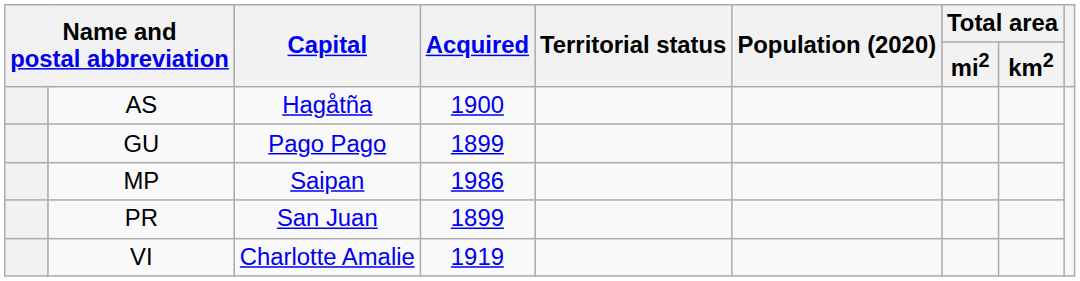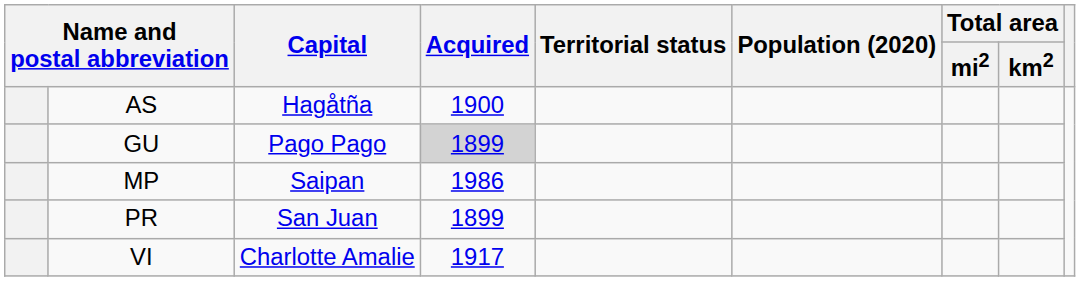(477, 143) no background -> (477, 143) lightgrey background
(477, 256) 1919 -> (477, 256) 1917
